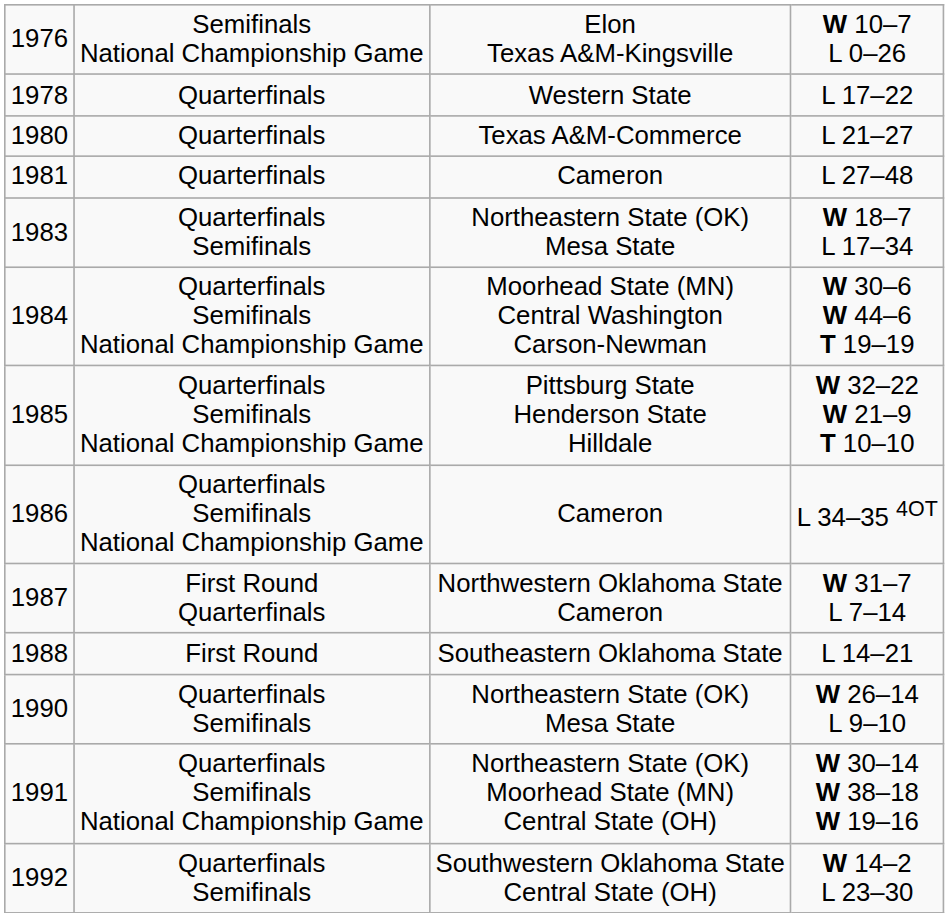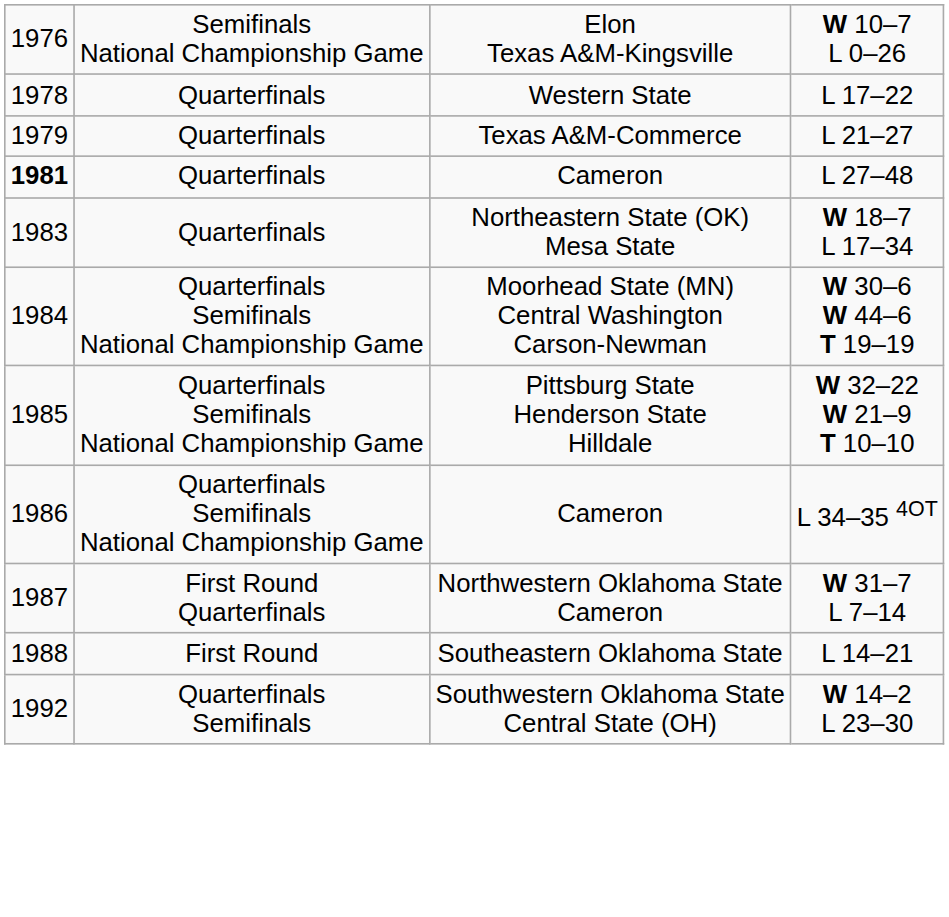(39, 135) 1980 -> (39, 135) 1979
(39, 176) normal -> (39, 176) bold
(252, 231) Quarterfinals Semifinals -> (252, 231) Quarterfinals
- row: (867, 708)
- row: (867, 793)
